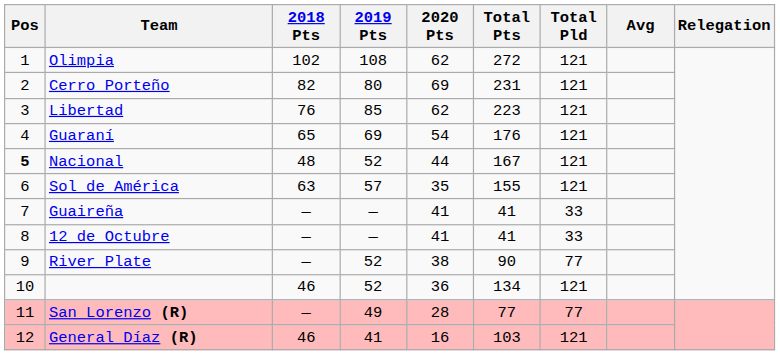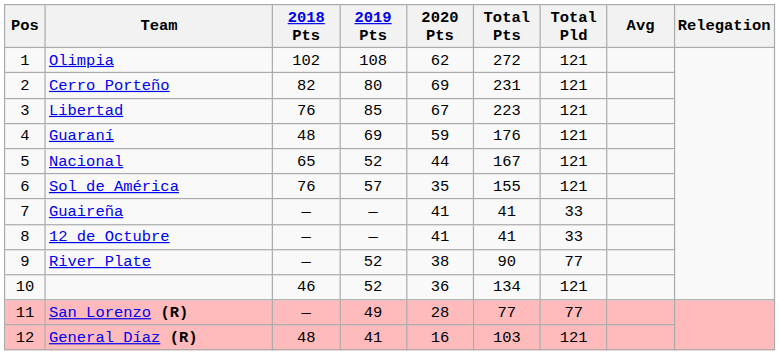(440, 111) 62 -> (440, 111) 67
(306, 136) 65 -> (306, 136) 48
(440, 136) 54 -> (440, 136) 59
(25, 161) bold -> (25, 161) normal
(306, 161) 48 -> (306, 161) 65
(306, 186) 63 -> (306, 186) 76
(306, 338) 46 -> (306, 338) 48
